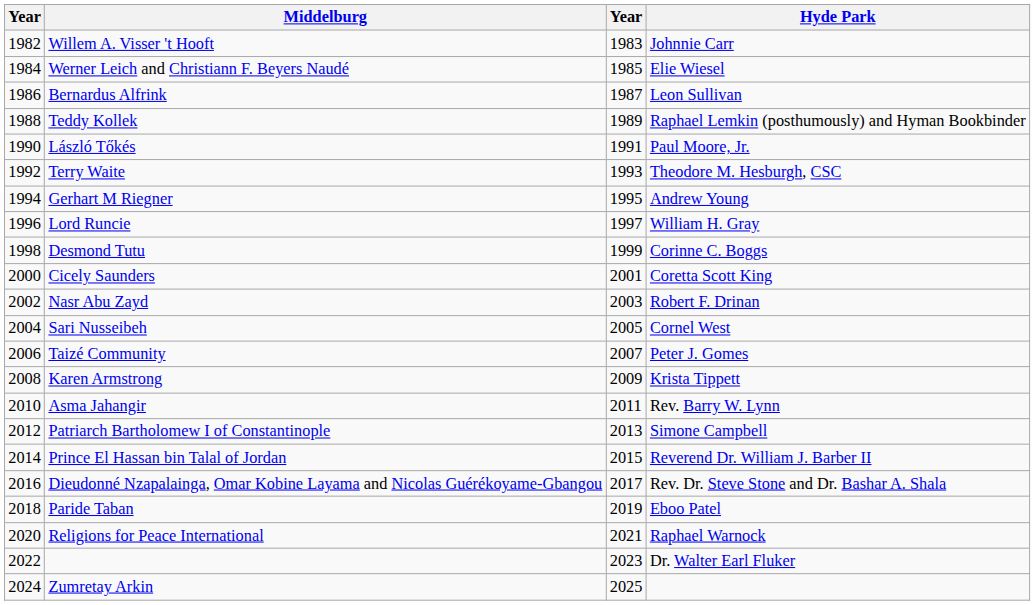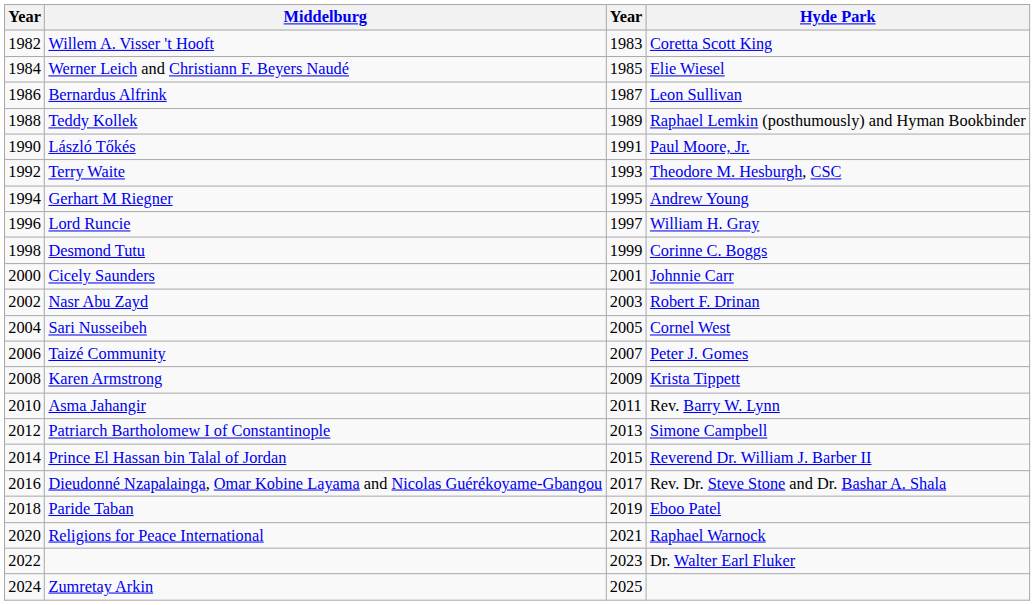(692, 43) Johnnie Carr -> (711, 43) Coretta Scott King
(711, 276) Coretta Scott King -> (692, 276) Johnnie Carr
